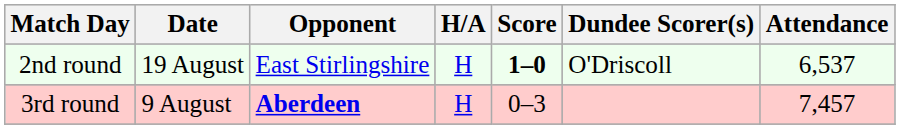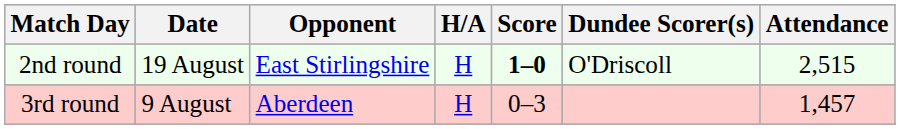(827, 64) 6,537 -> (827, 64) 2,515
(308, 104) bold -> (304, 104) normal
(827, 104) 7,457 -> (827, 104) 1,457
